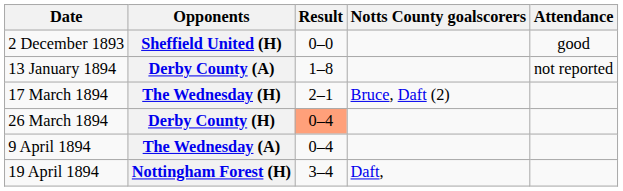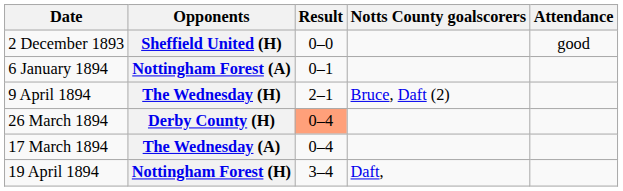+ row: (211, 69)
- row: (211, 69)
(58, 95) 17 March 1894 -> (50, 95) 9 April 1894
(50, 146) 9 April 1894 -> (58, 146) 17 March 1894
